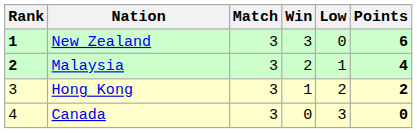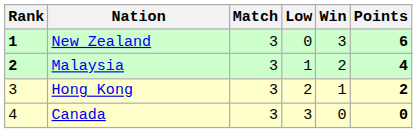columns swapped: (299, 17) <-> (333, 17)
